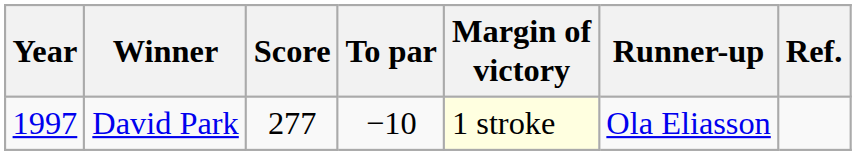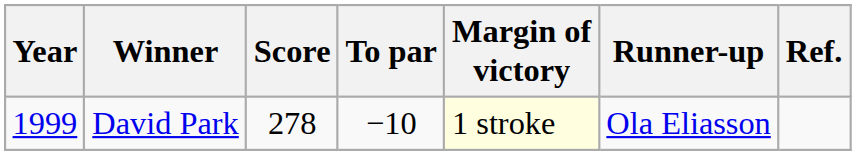(45, 123) 1997 -> (45, 123) 1999
(292, 123) 277 -> (292, 123) 278
